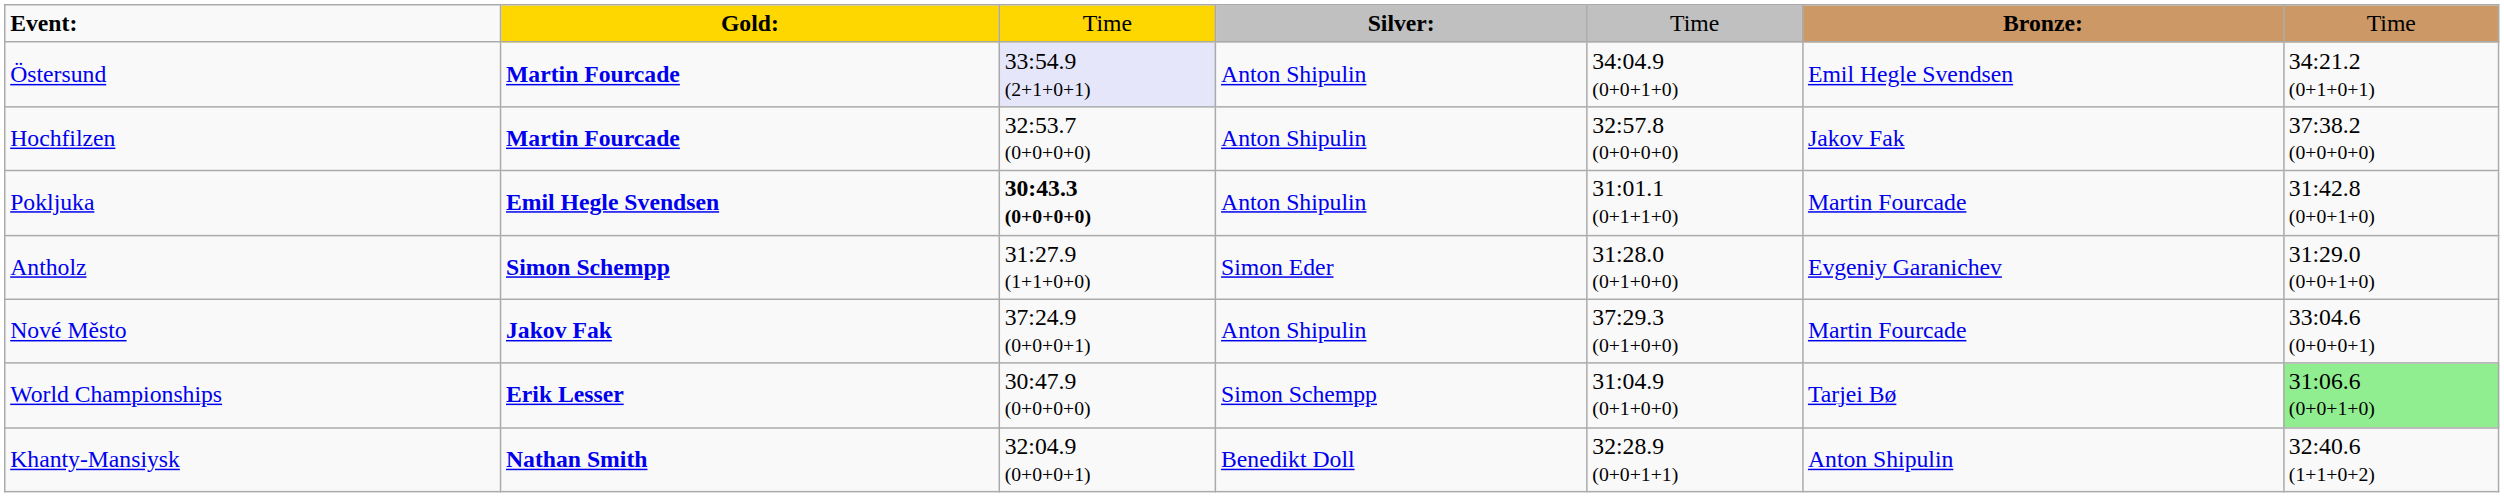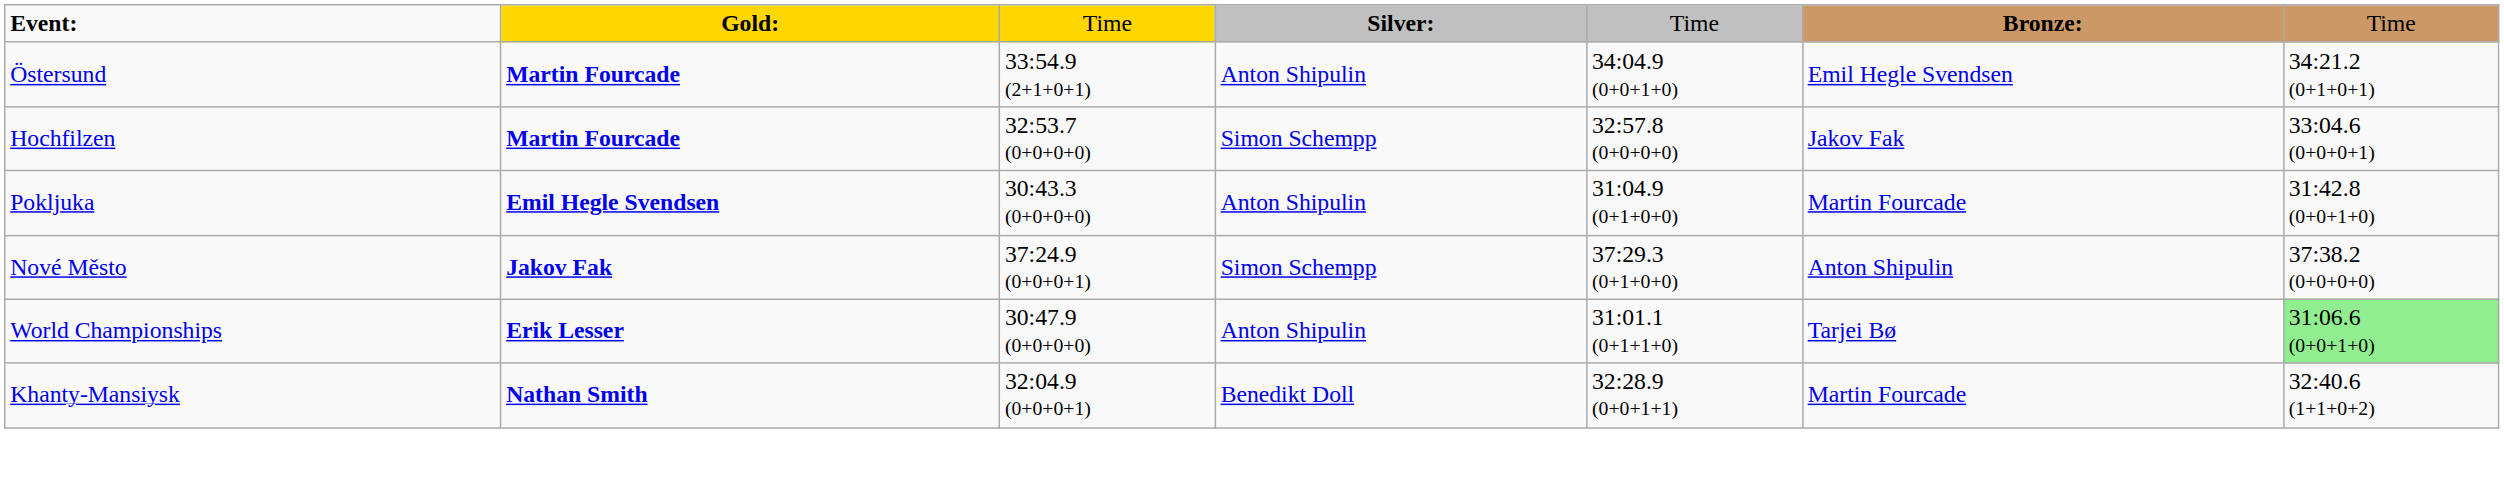(1048, 74) lavender background -> (1048, 74) no background
(1294, 138) Anton Shipulin -> (1299, 138) Simon Schempp
(2332, 138) 37:38.2 (0+0+0+0) -> (2332, 138) 33:04.6 (0+0+0+1)
(1048, 202) bold -> (1048, 202) normal
(1635, 202) 31:01.1 (0+1+1+0) -> (1635, 202) 31:04.9 (0+1+0+0)
- row: (48, 266)
(1294, 330) Anton Shipulin -> (1299, 266) Simon Schempp
(1887, 330) Martin Fourcade -> (1880, 266) Anton Shipulin
(2332, 330) 33:04.6 (0+0+0+1) -> (2332, 266) 37:38.2 (0+0+0+0)
(1299, 395) Simon Schempp -> (1293, 330) Anton Shipulin
(1635, 395) 31:04.9 (0+1+0+0) -> (1635, 330) 31:01.1 (0+1+1+0)
(1881, 459) Anton Shipulin -> (1887, 395) Martin Fourcade
